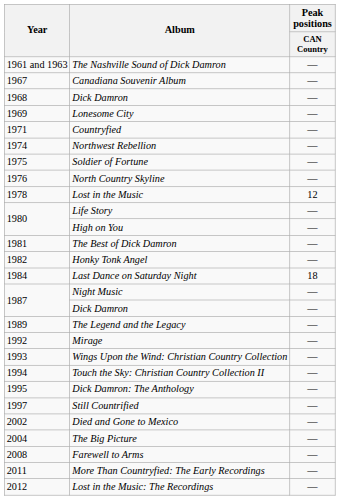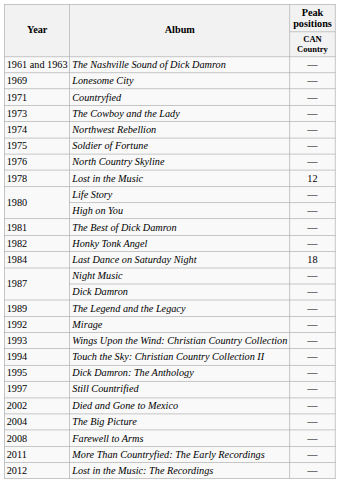- row: (17, 81)
- row: (17, 97)
+ row: (17, 113)
